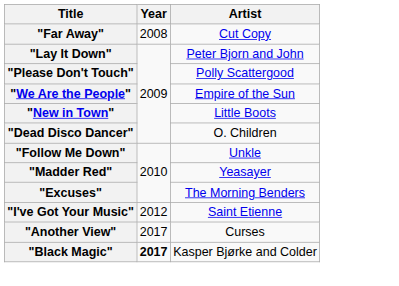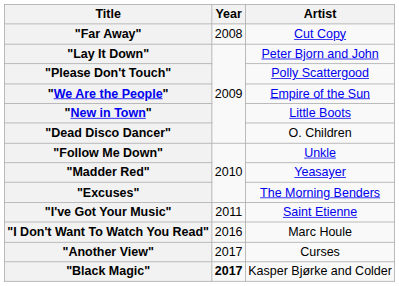(154, 212) 2012 -> (229, 212) 2011
+ row: (108, 232)
